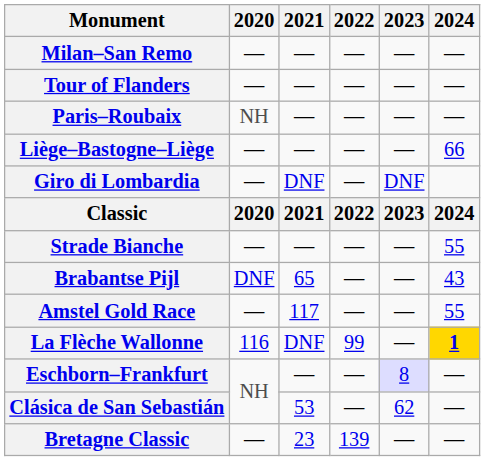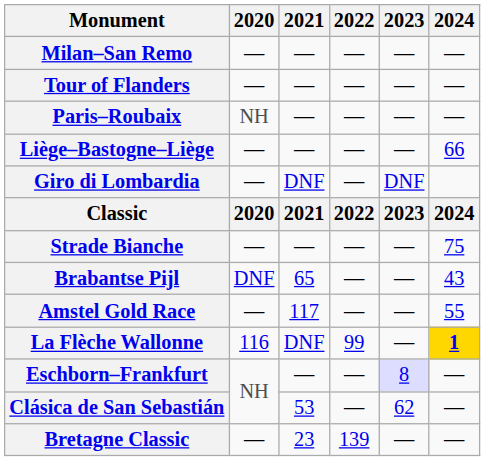(454, 246) 55 -> (454, 246) 75
